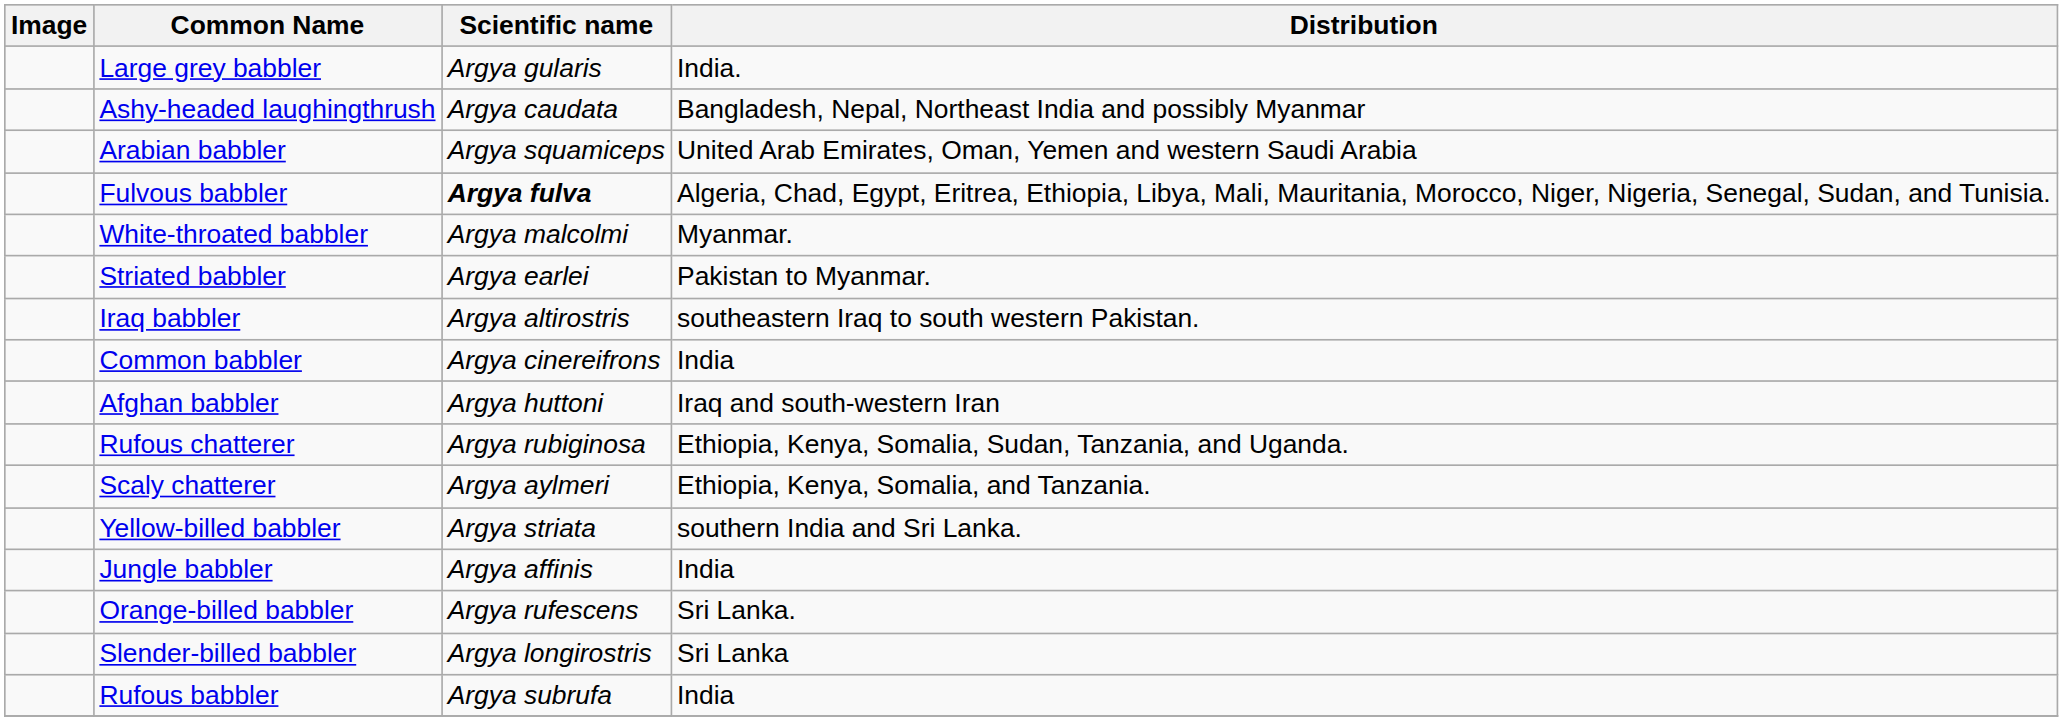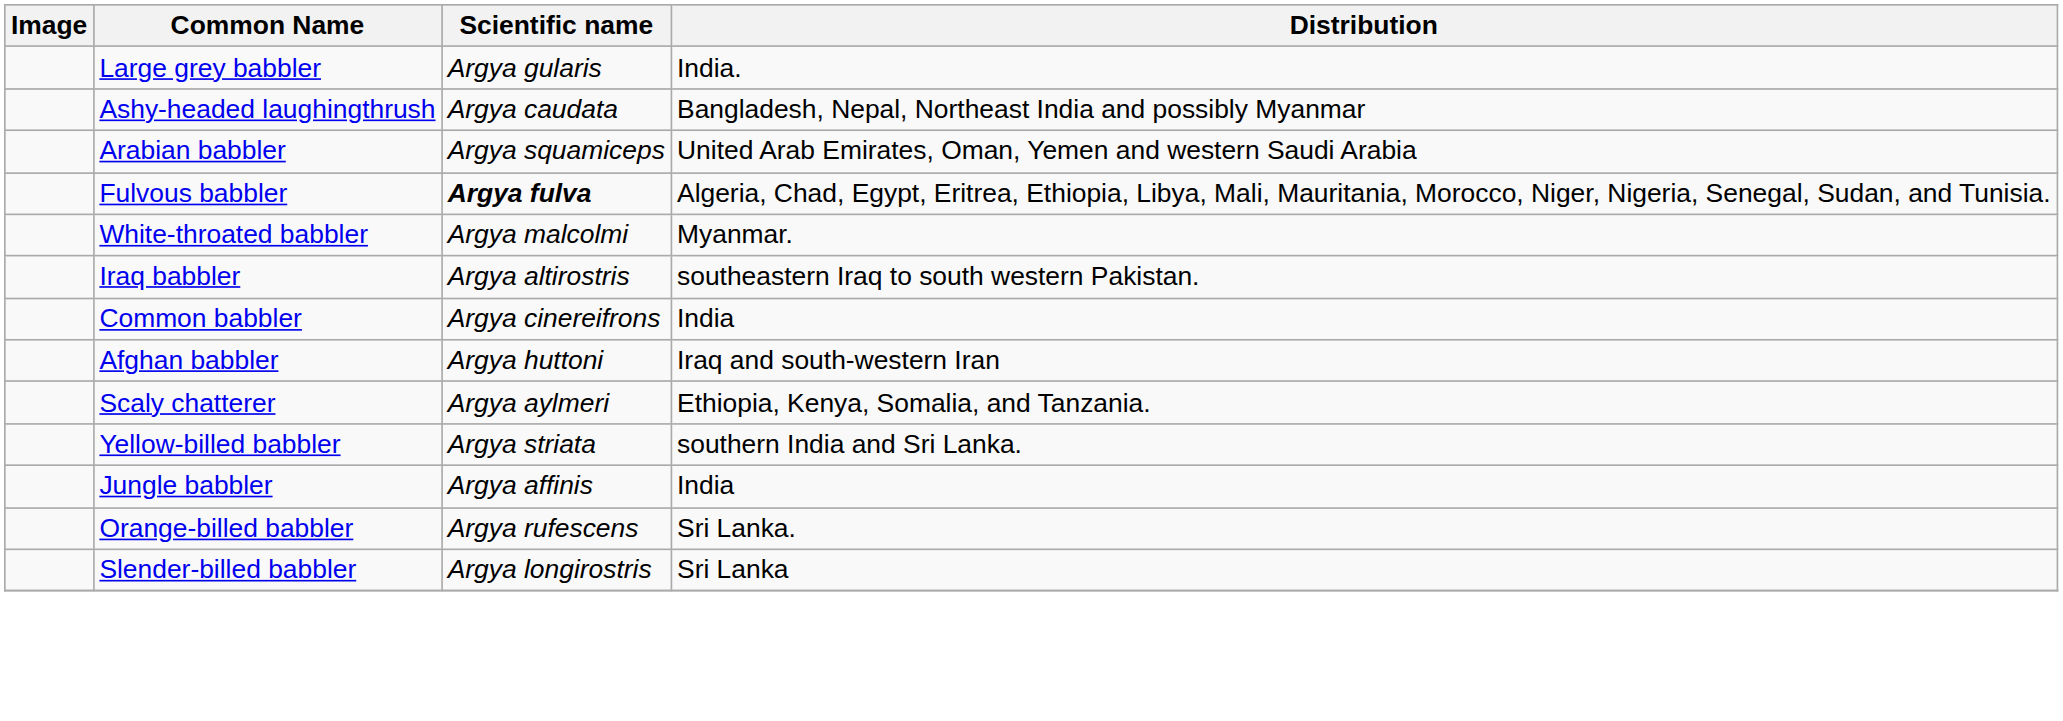- row: (193, 276)
- row: (197, 444)
- row: (189, 695)
